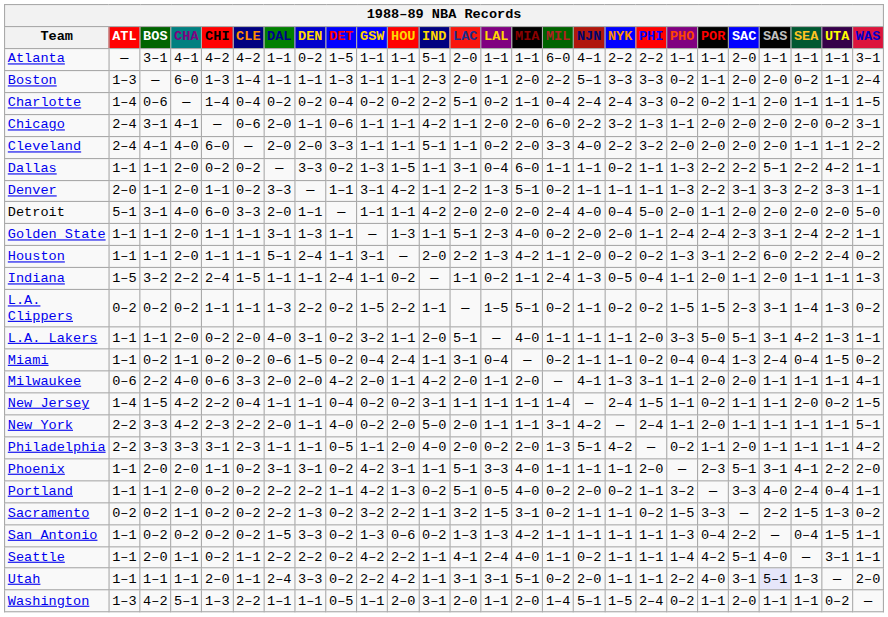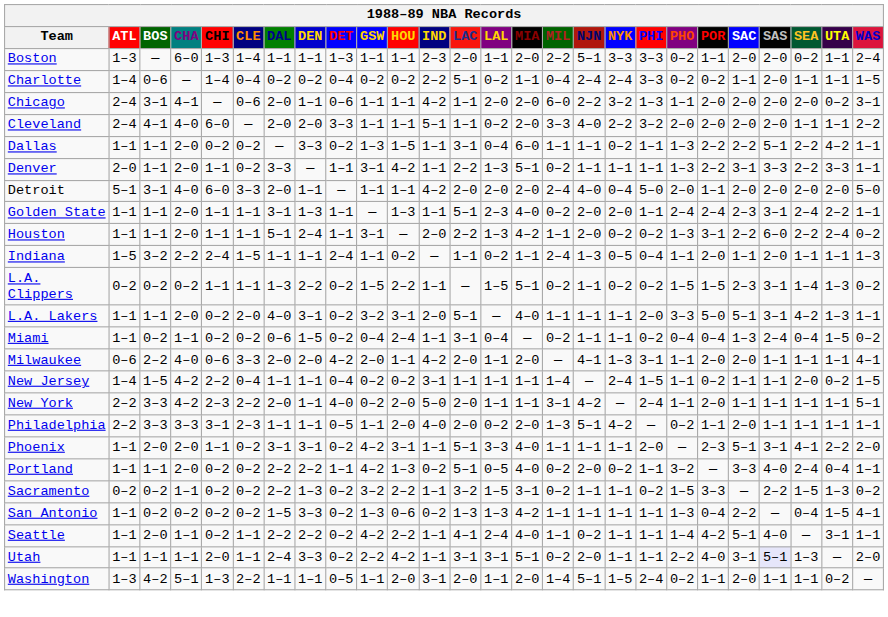- row: (36, 60)
(403, 338) 1–1 -> (403, 316) 3–1
(868, 448) 4–2 -> (868, 426) 1–1
(868, 536) 1–1 -> (868, 514) 4–1
